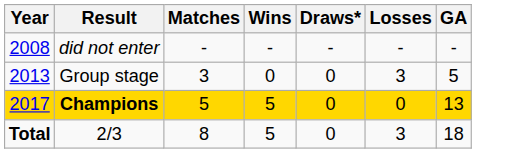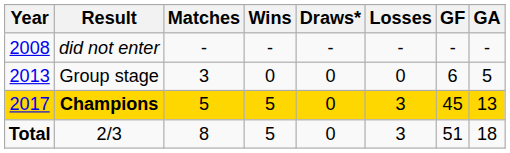+ column: (453, 18)
(401, 76) 3 -> (401, 76) 0
(401, 104) 0 -> (401, 104) 3
